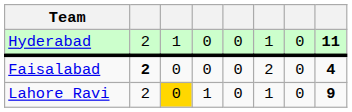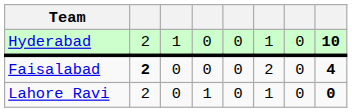(331, 42) 11 -> (331, 42) 10
(176, 94) gold background -> (176, 94) no background
(331, 94) 9 -> (331, 94) 0
